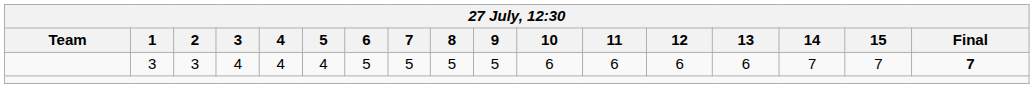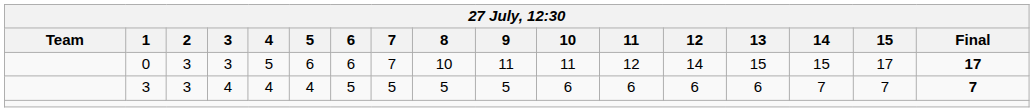+ row: (146, 64)
